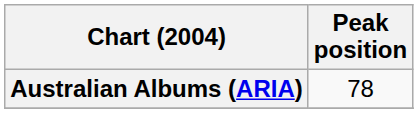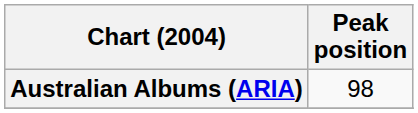(360, 88) 78 -> (360, 88) 98
